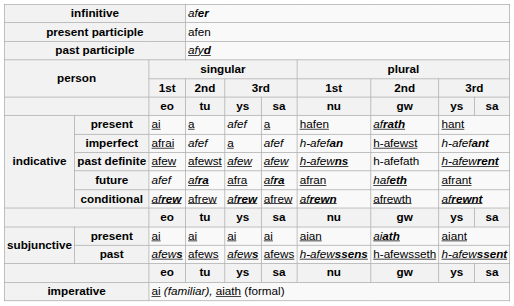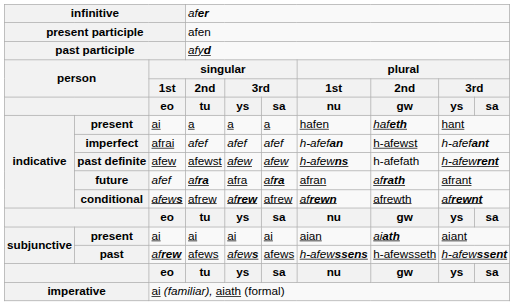(237, 124) afef -> (230, 124) a
(389, 124) afrath -> (390, 124) hafeth
(230, 143) a -> (237, 143) afef
(390, 180) hafeth -> (389, 180) afrath
(166, 198) afrew -> (167, 198) afews
(167, 254) afews -> (166, 254) afrew
